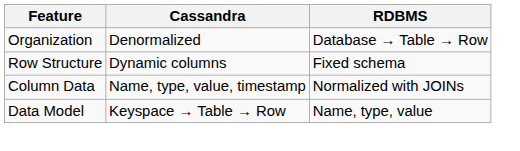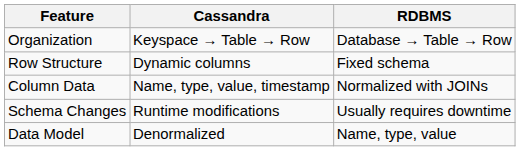(155, 39) Denormalized -> (221, 39) Keyspace → Table → Row
+ row: (67, 110)
(197, 110) Keyspace → Table → Row -> (179, 134) Denormalized
